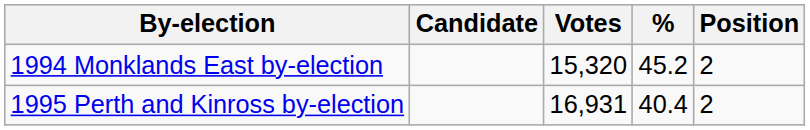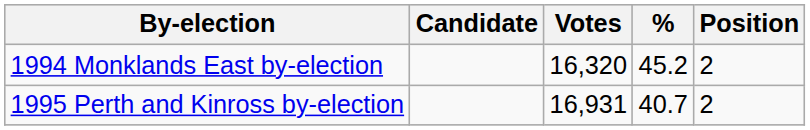(588, 64) 15,320 -> (588, 64) 16,320
(663, 104) 40.4 -> (663, 104) 40.7
